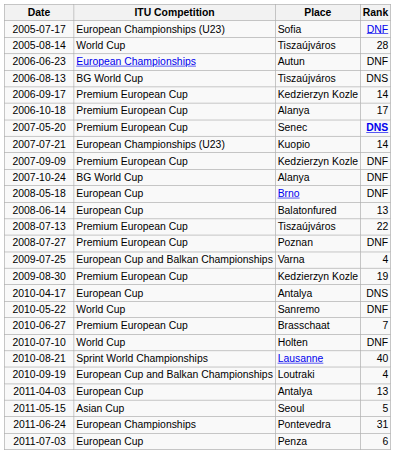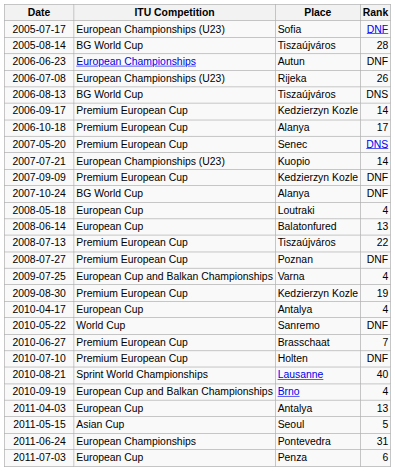(101, 45) World Cup -> (110, 45) BG World Cup
+ row: (39, 78)
(377, 128) bold -> (377, 144) normal
(289, 194) Brno -> (296, 210) Loutraki
(378, 194) DNF -> (385, 210) 4
(377, 293) DNS -> (385, 309) 4
(101, 342) World Cup -> (132, 359) Premium European Cup
(296, 375) Loutraki -> (289, 392) Brno
